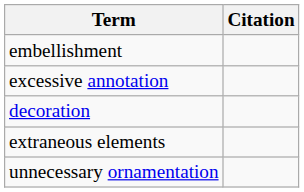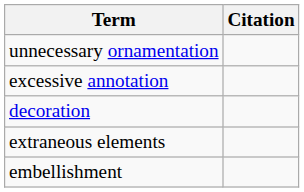rows swapped: (66, 50) <-> (114, 171)
